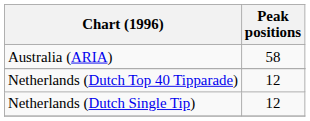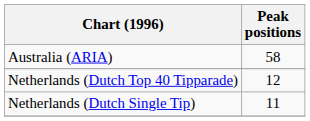(273, 103) 12 -> (273, 103) 11
